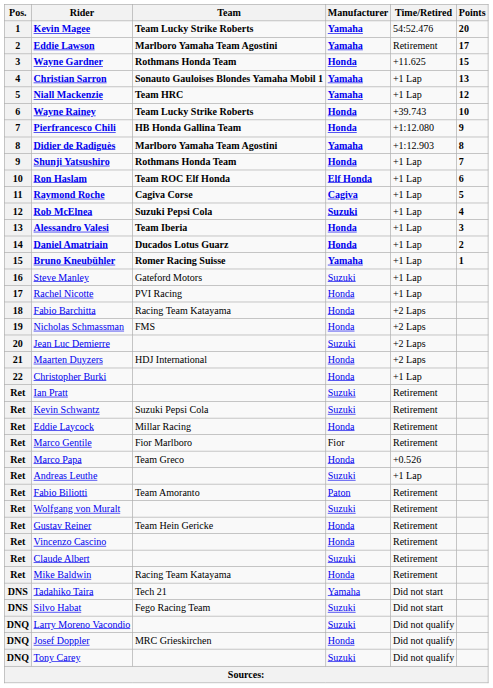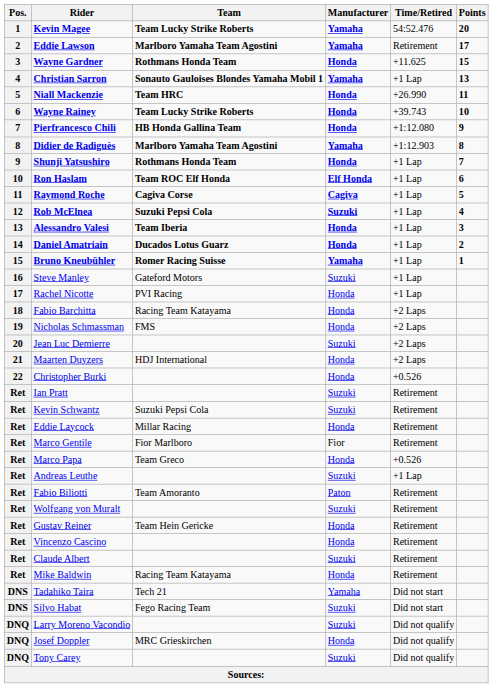(345, 95) Yamaha -> (342, 95) Honda
(407, 95) +1 Lap -> (410, 95) +26.990
(464, 95) 12 -> (464, 95) 11
(407, 376) +1 Lap -> (407, 376) +0.526
